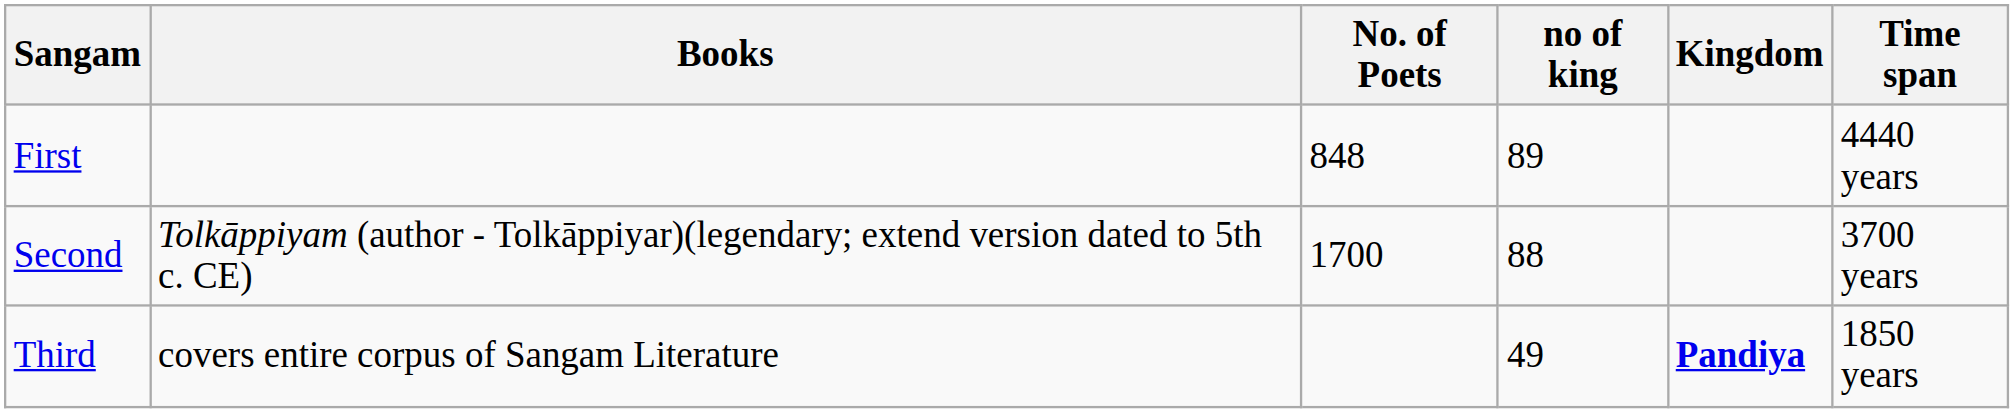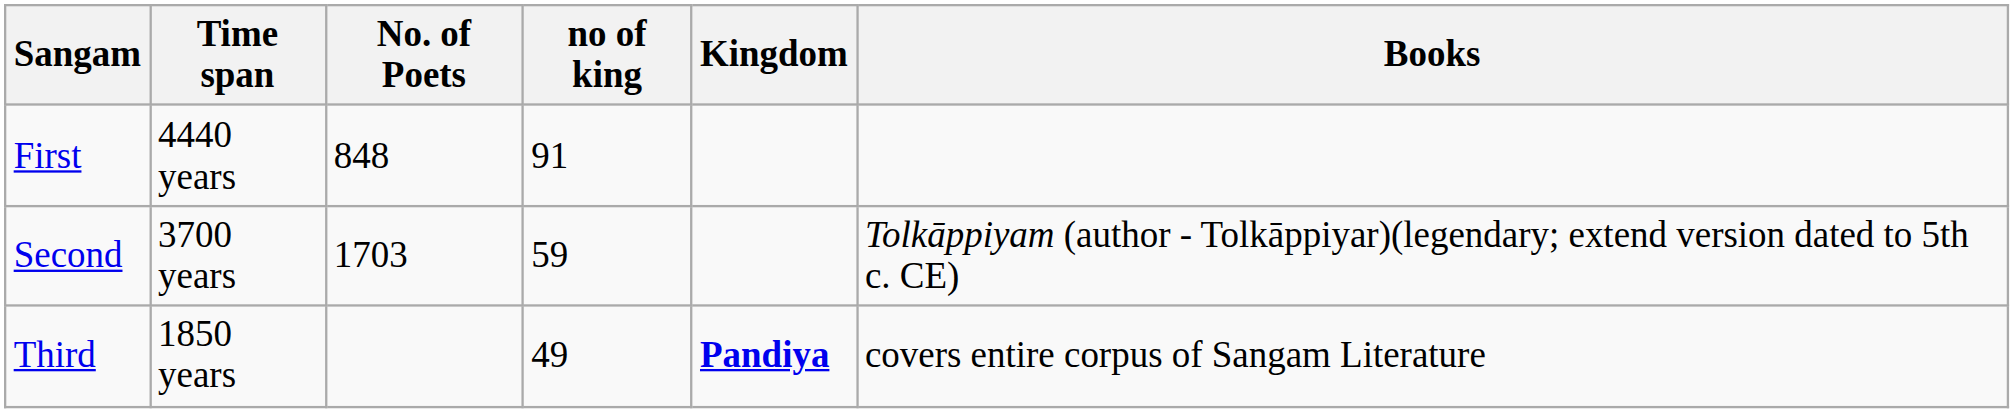columns swapped: (1920, 54) <-> (725, 54)
(1525, 154) 89 -> (550, 154) 91
(1346, 254) 1700 -> (371, 254) 1703
(1525, 254) 88 -> (550, 254) 59
